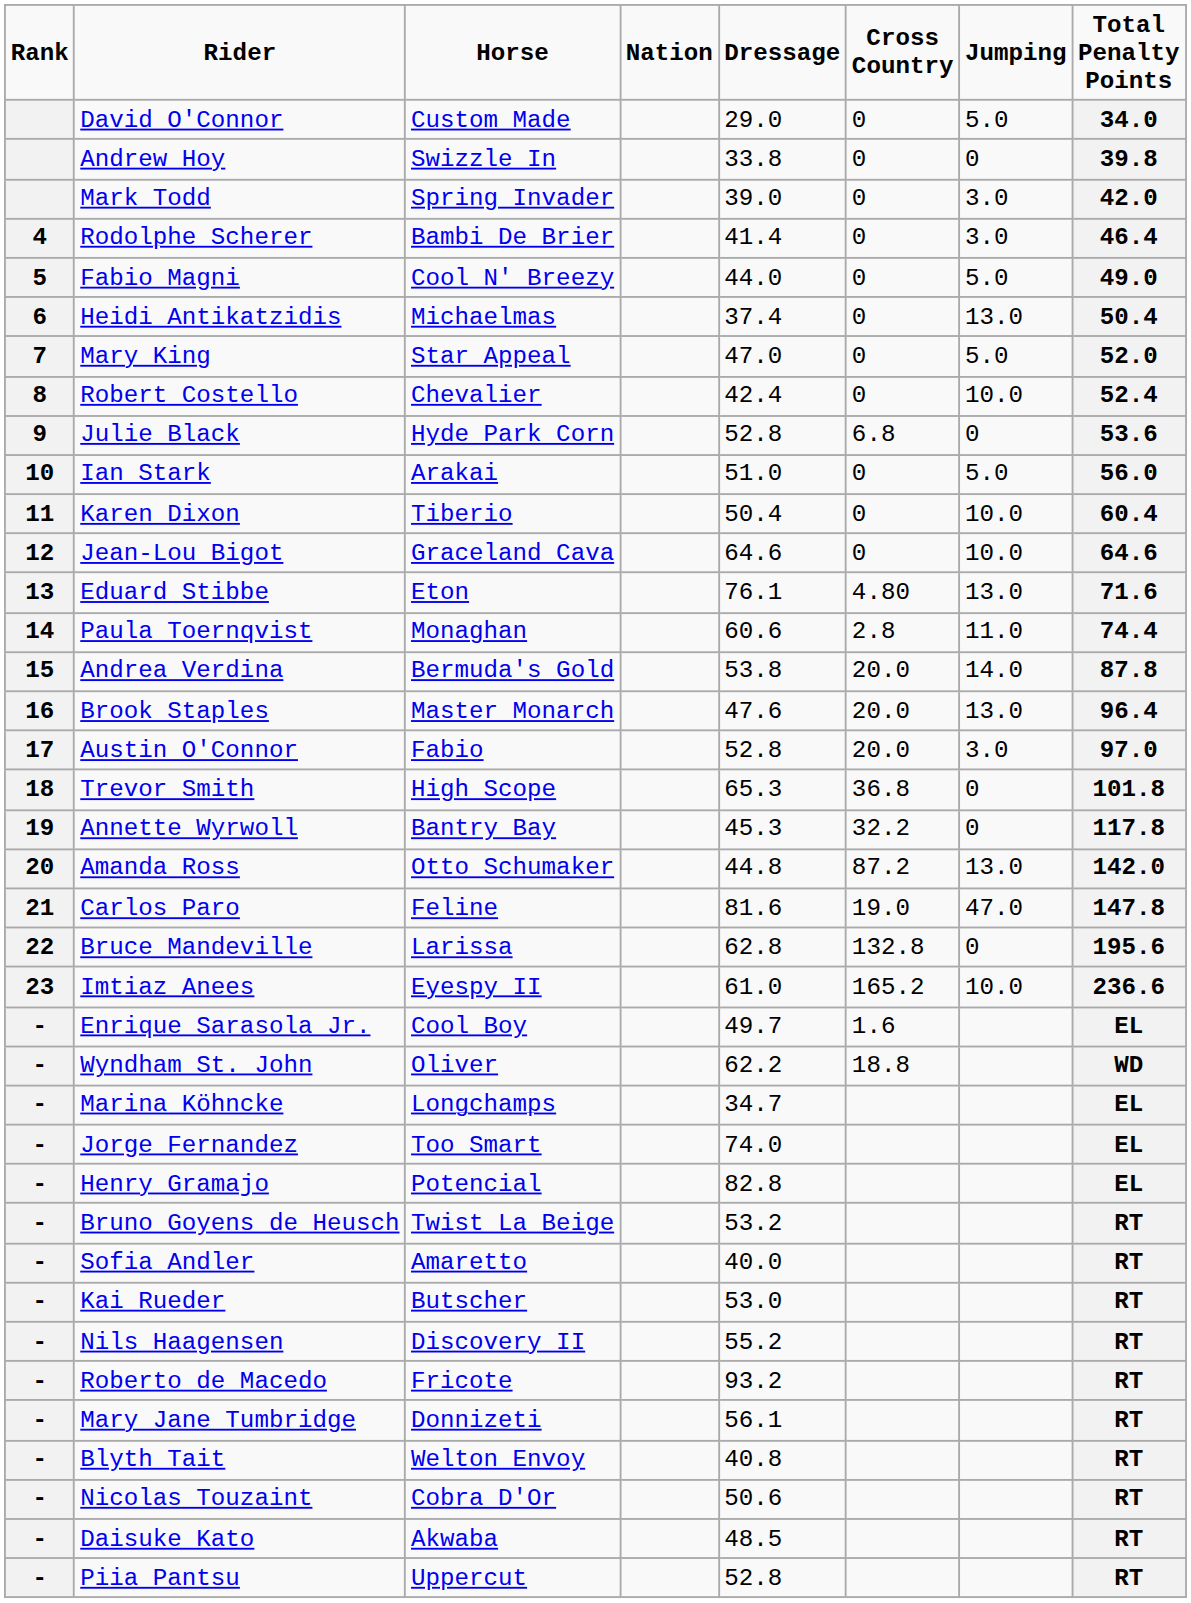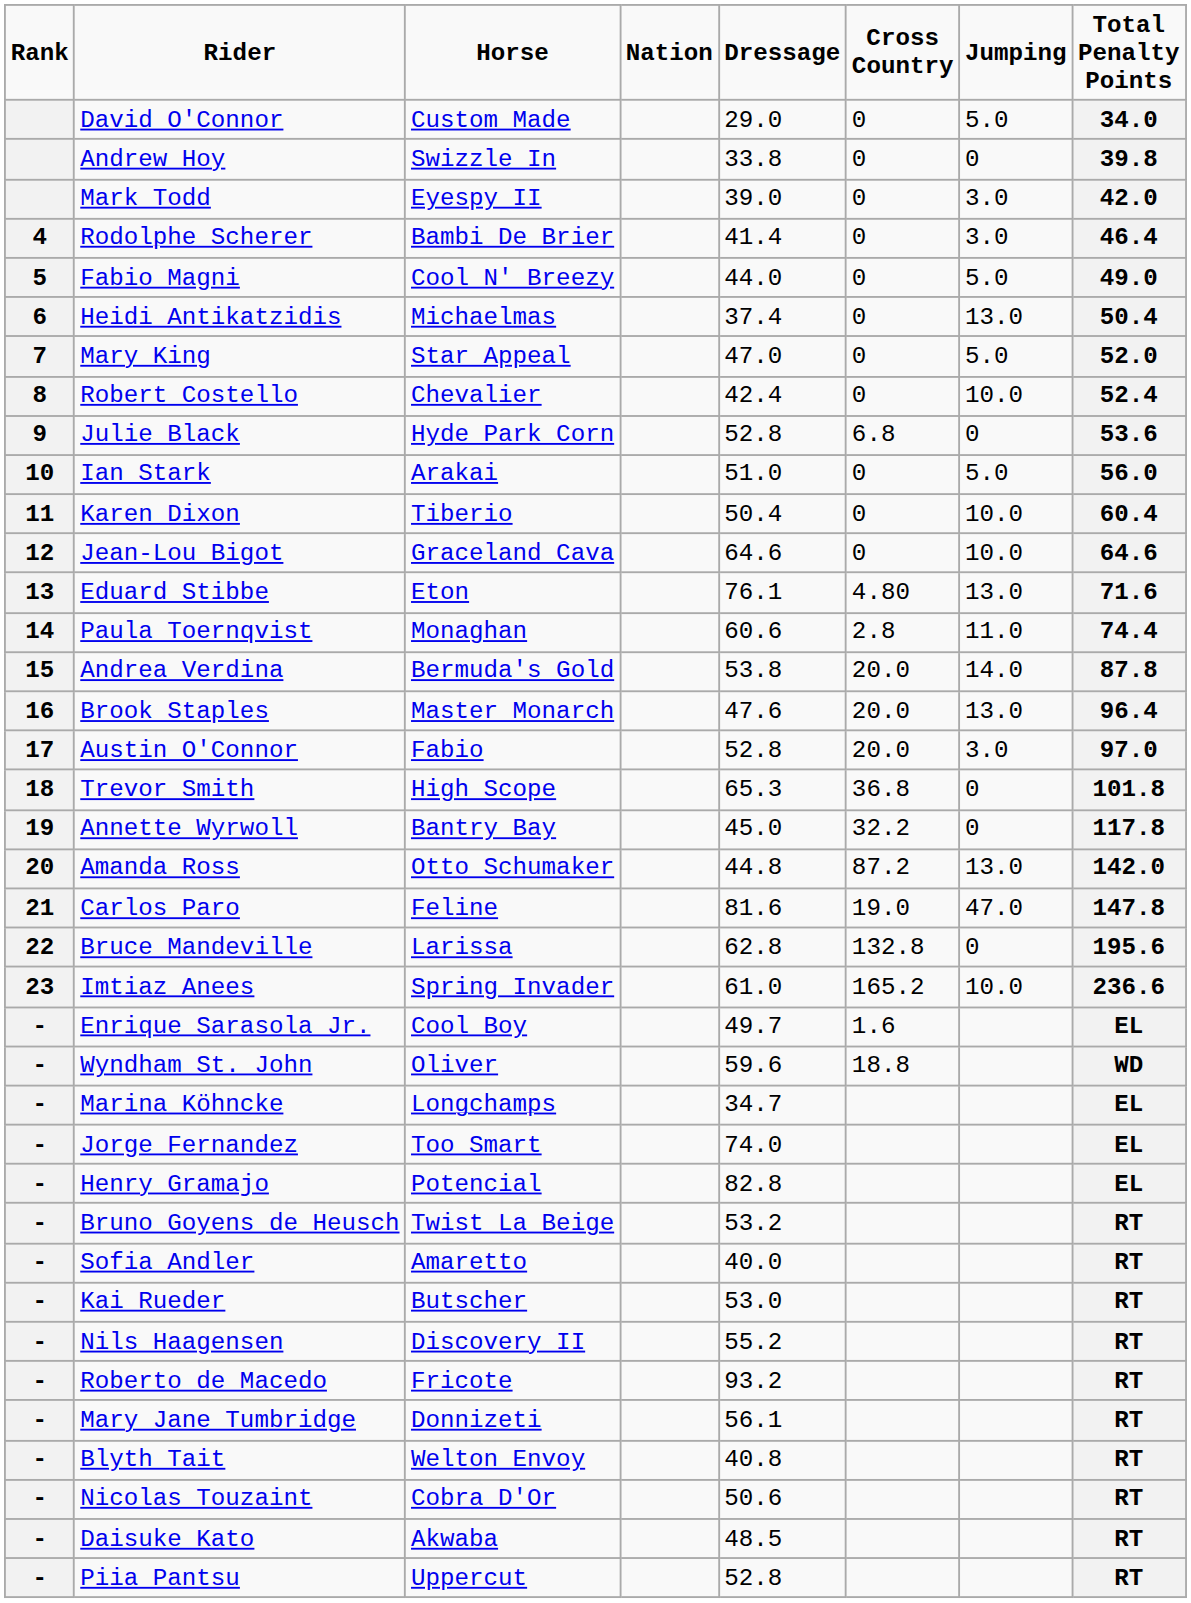(513, 199) Spring Invader -> (476, 199) Eyespy II
(753, 829) 45.3 -> (753, 829) 45.0
(476, 987) Eyespy II -> (513, 987) Spring Invader
(753, 1066) 62.2 -> (753, 1066) 59.6
